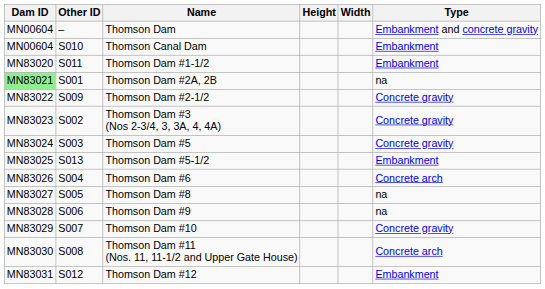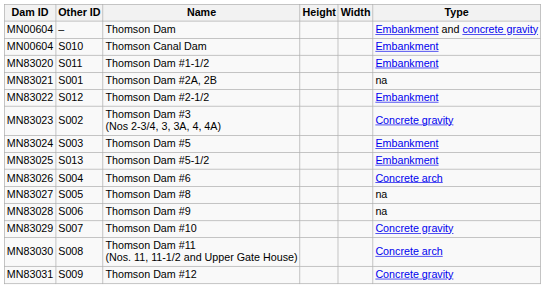(30, 81) lightgreen background -> (30, 81) no background
(71, 98) S009 -> (71, 98) S012
(414, 98) Concrete gravity -> (407, 98) Embankment
(414, 144) Concrete gravity -> (407, 144) Embankment
(71, 275) S012 -> (71, 275) S009
(407, 275) Embankment -> (414, 275) Concrete gravity
